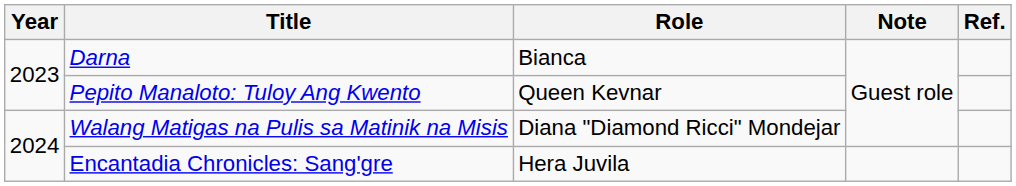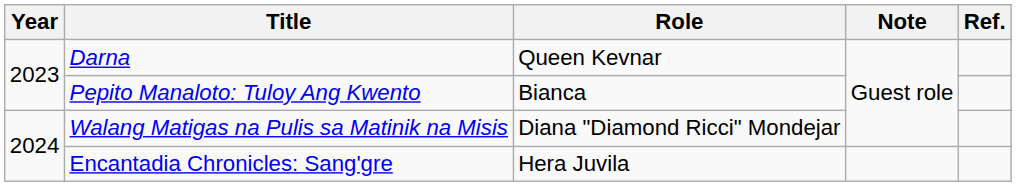(552, 57) Bianca -> (590, 57) Queen Kevnar
(590, 92) Queen Kevnar -> (552, 92) Bianca
